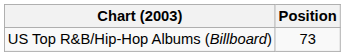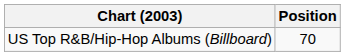(308, 39) 73 -> (308, 39) 70
